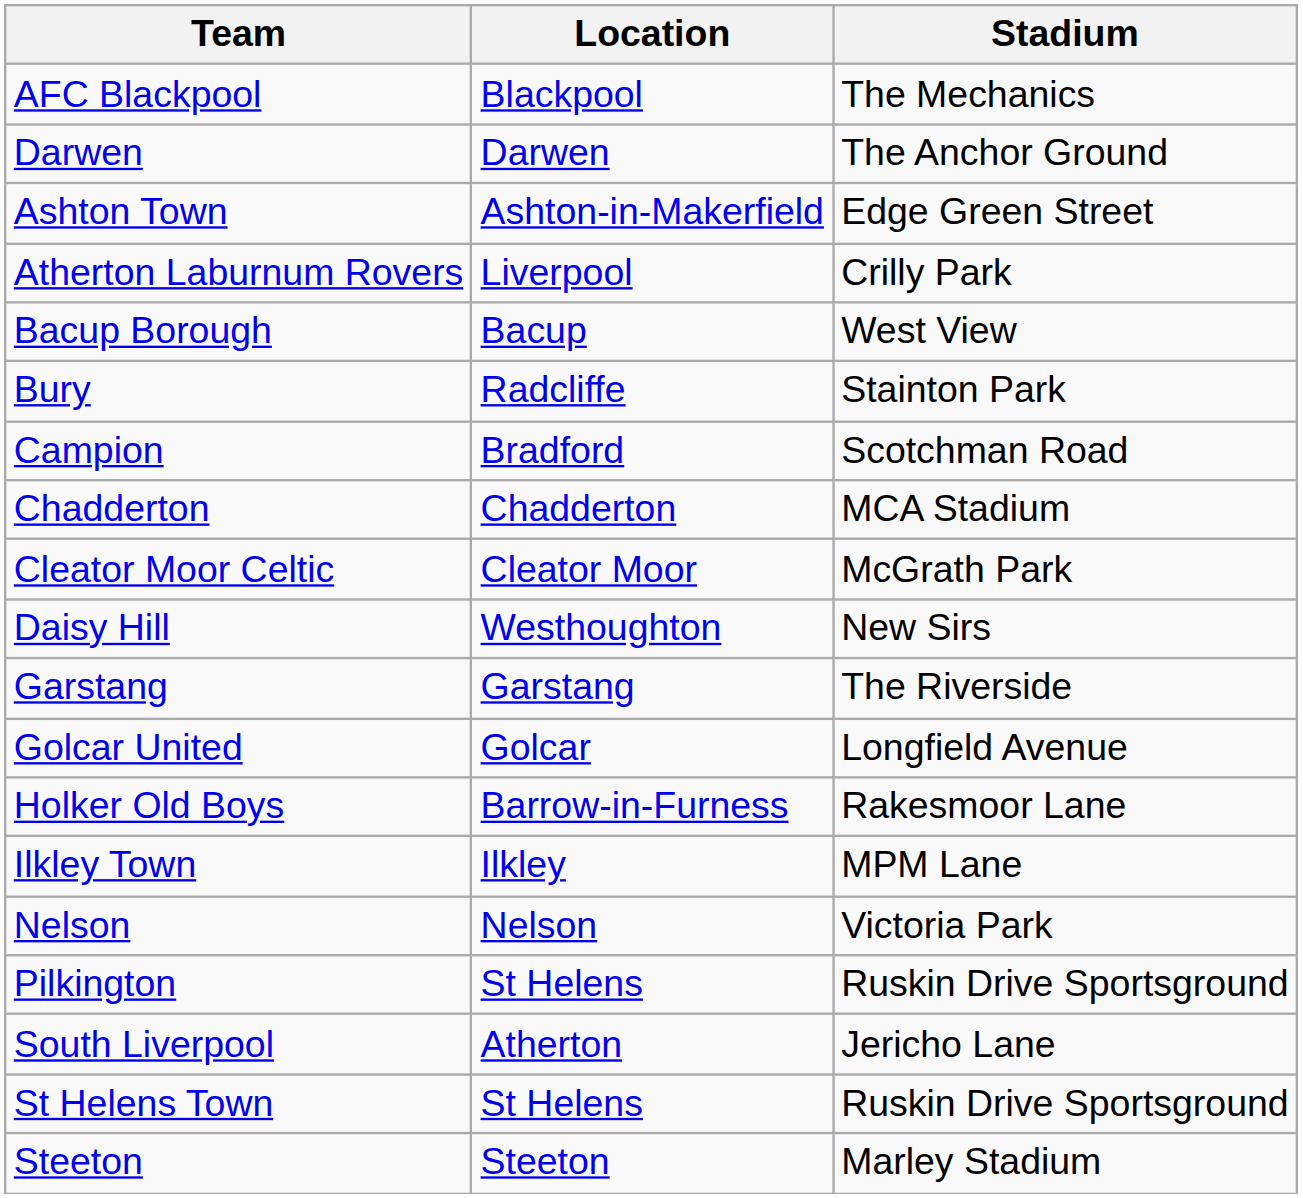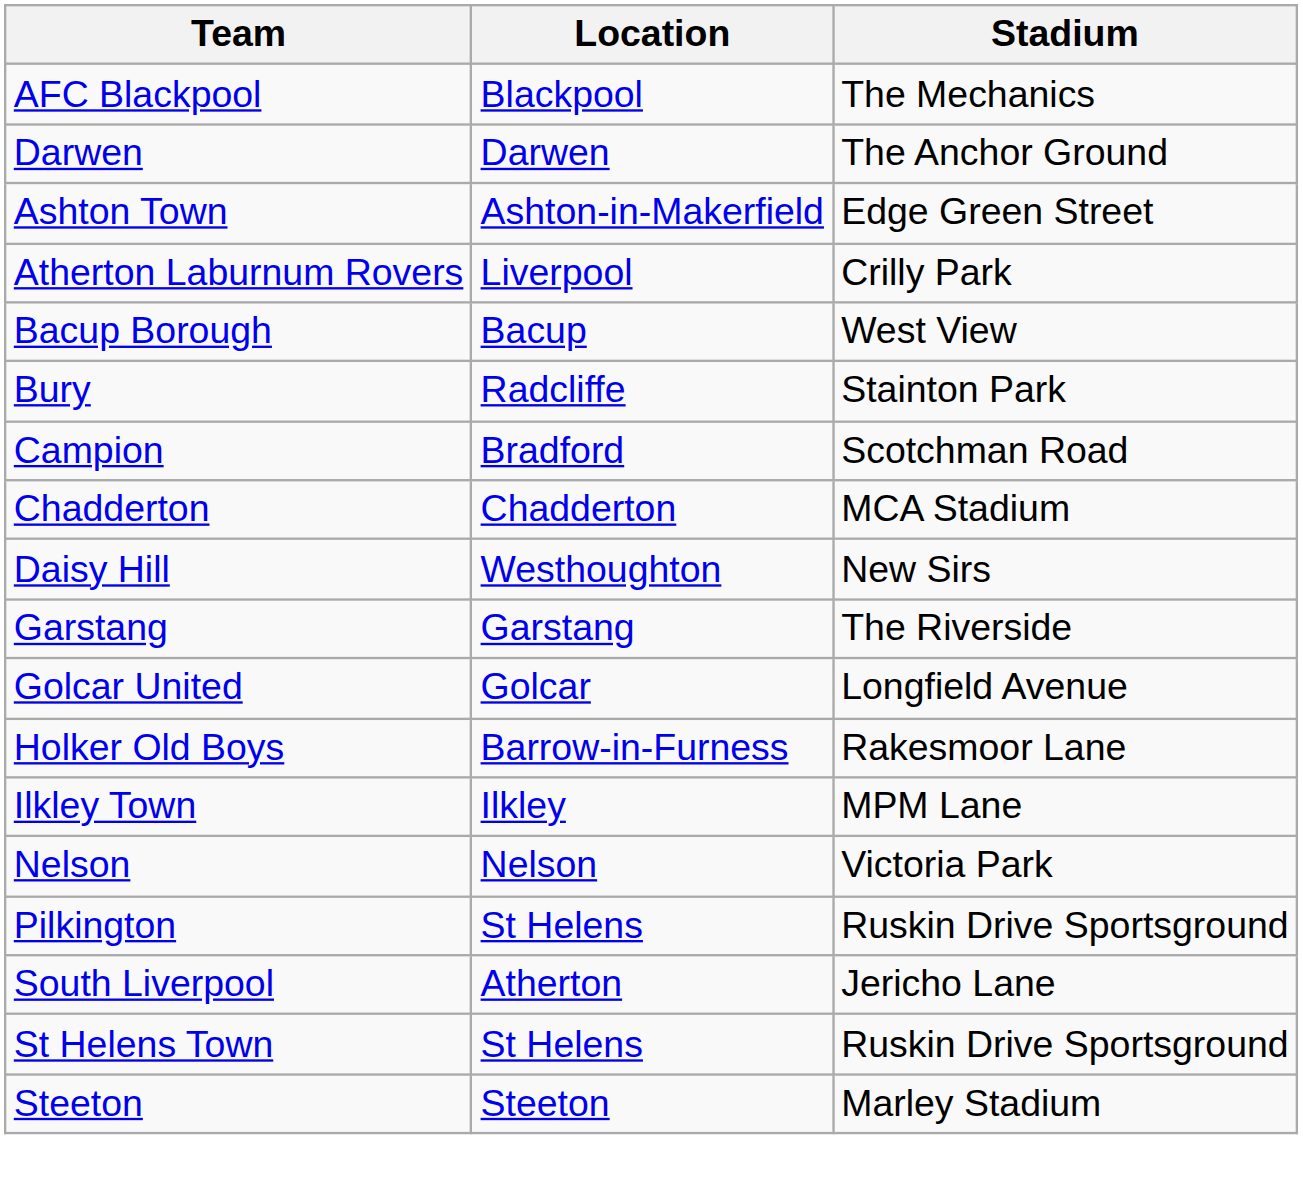- row: (174, 568)
